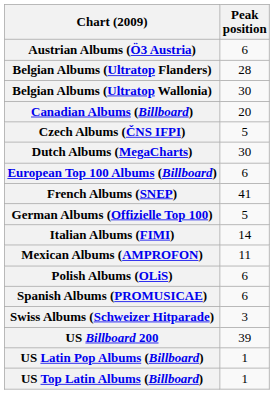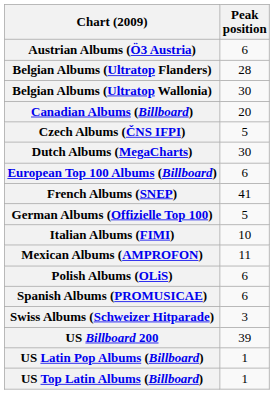(245, 234) 14 -> (245, 234) 10
